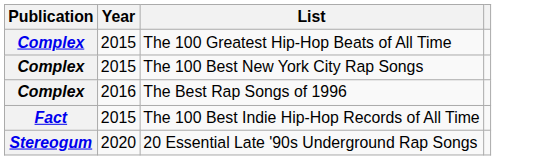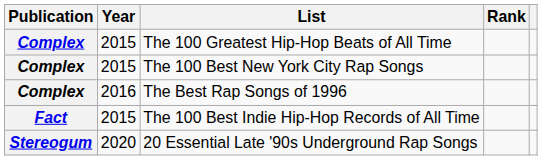+ column: (506, 17)
